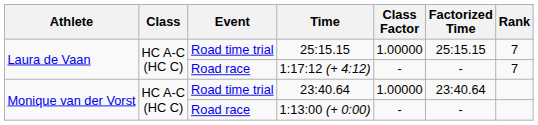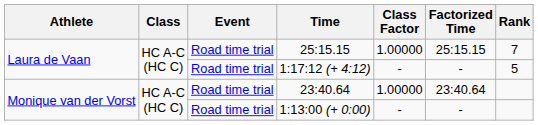(221, 70) Road race -> (232, 70) Road time trial
(514, 70) 7 -> (514, 70) 5
(221, 110) Road race -> (232, 110) Road time trial
